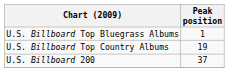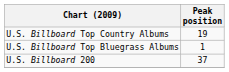rows swapped: (93, 34) <-> (88, 47)
